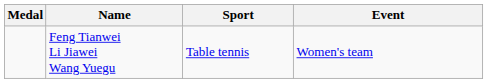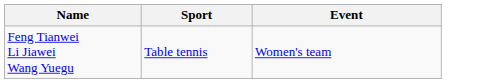- column: (25, 15)
